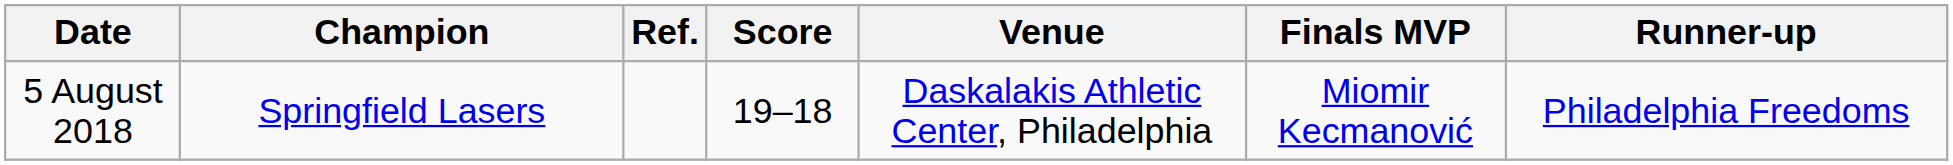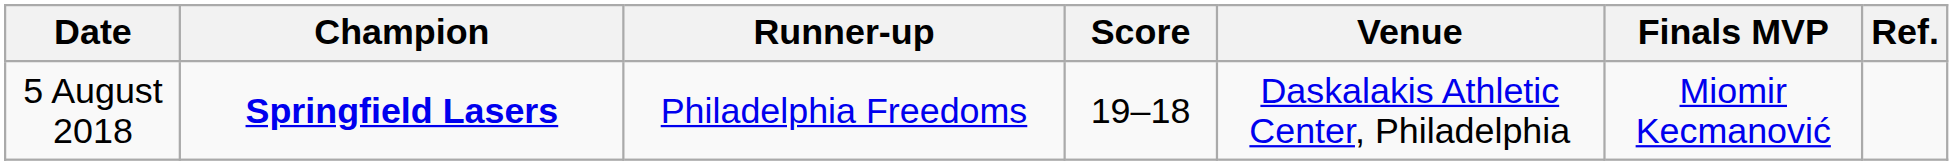columns swapped: (1726, 32) <-> (665, 32)
(402, 109) normal -> (402, 109) bold
